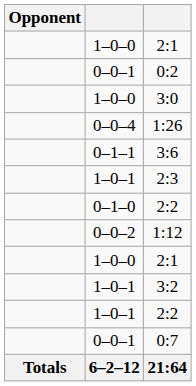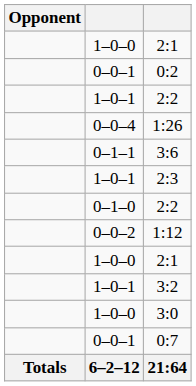rows swapped: (114, 98) <-> (114, 313)
